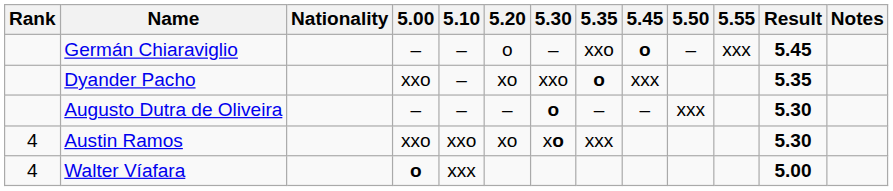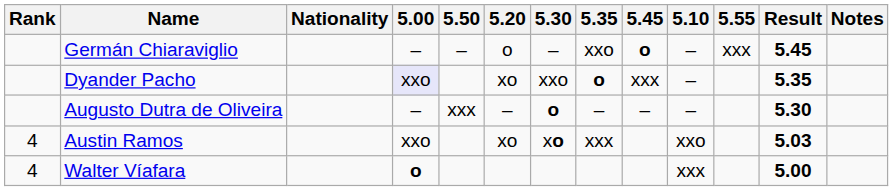columns swapped: (462, 19) <-> (691, 19)
(416, 79) no background -> (416, 79) lavender background
(793, 140) 5.30 -> (793, 140) 5.03
